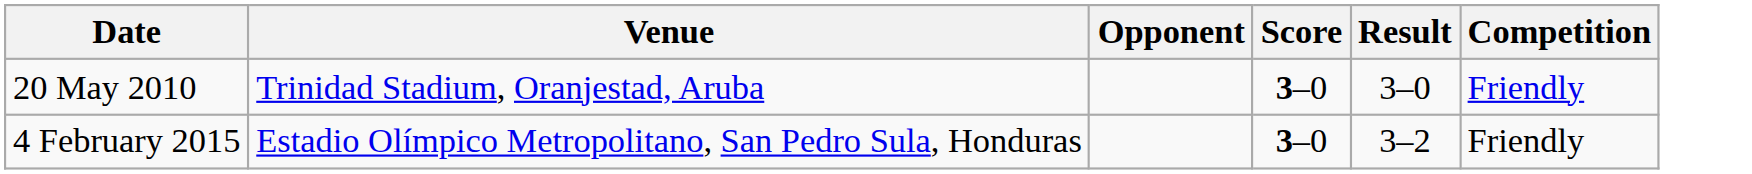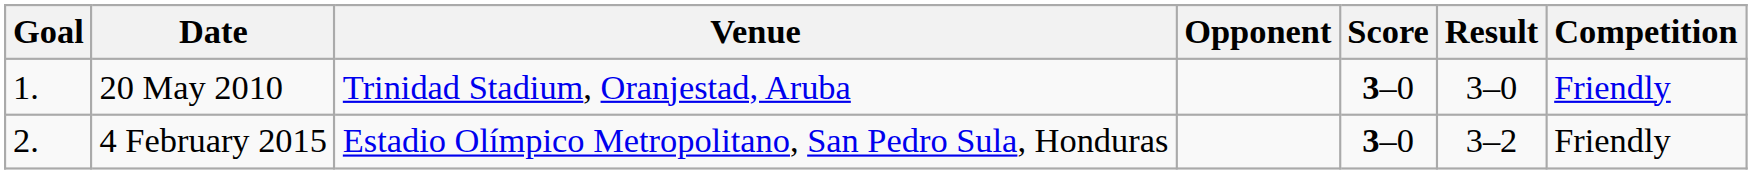+ column: (48, 31)
